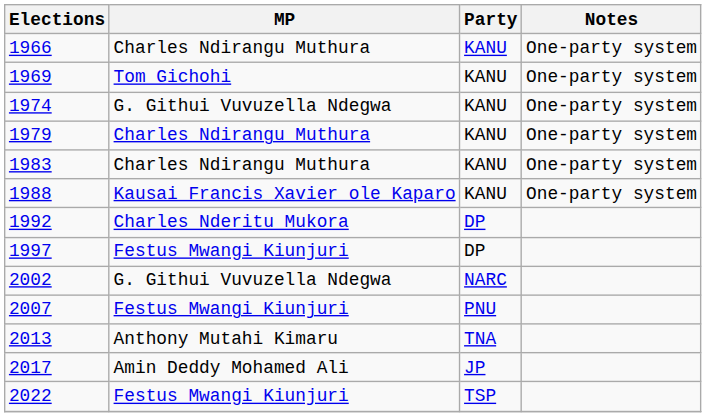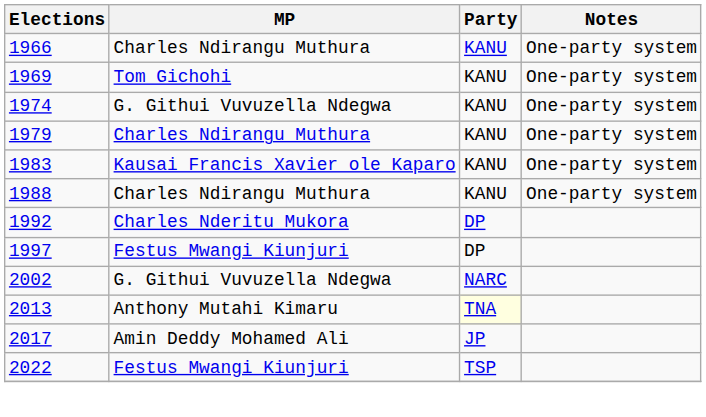(242, 164) Charles Ndirangu Muthura -> (285, 164) Kausai Francis Xavier ole Kaparo
(285, 193) Kausai Francis Xavier ole Kaparo -> (242, 193) Charles Ndirangu Muthura
- row: (30, 309)
(480, 338) no background -> (480, 309) lightyellow background
